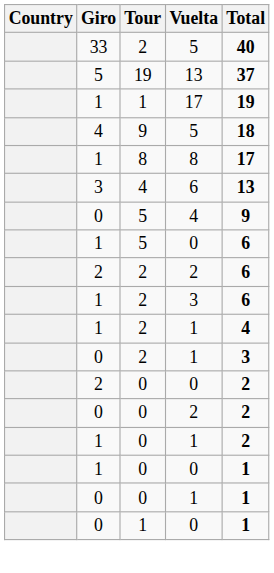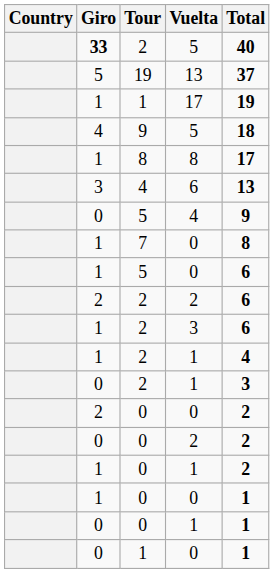(99, 46) normal -> (99, 46) bold
+ row: (143, 243)
